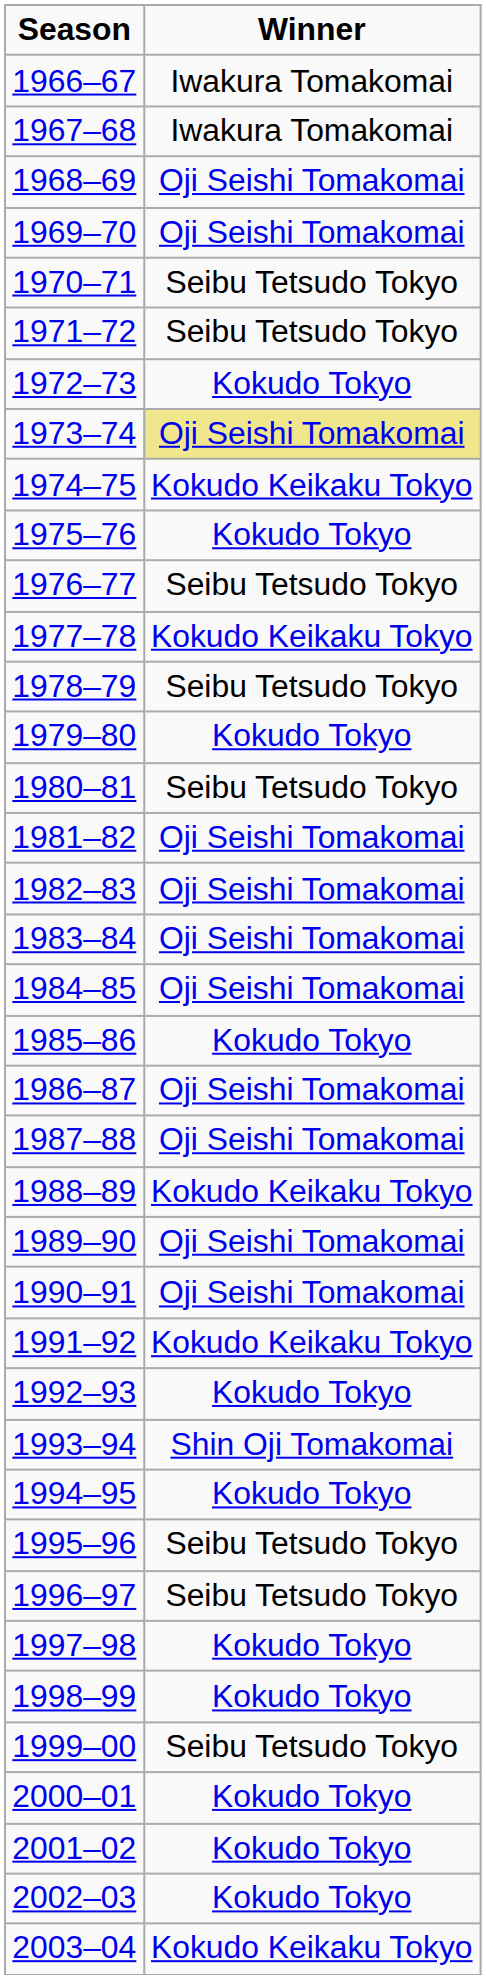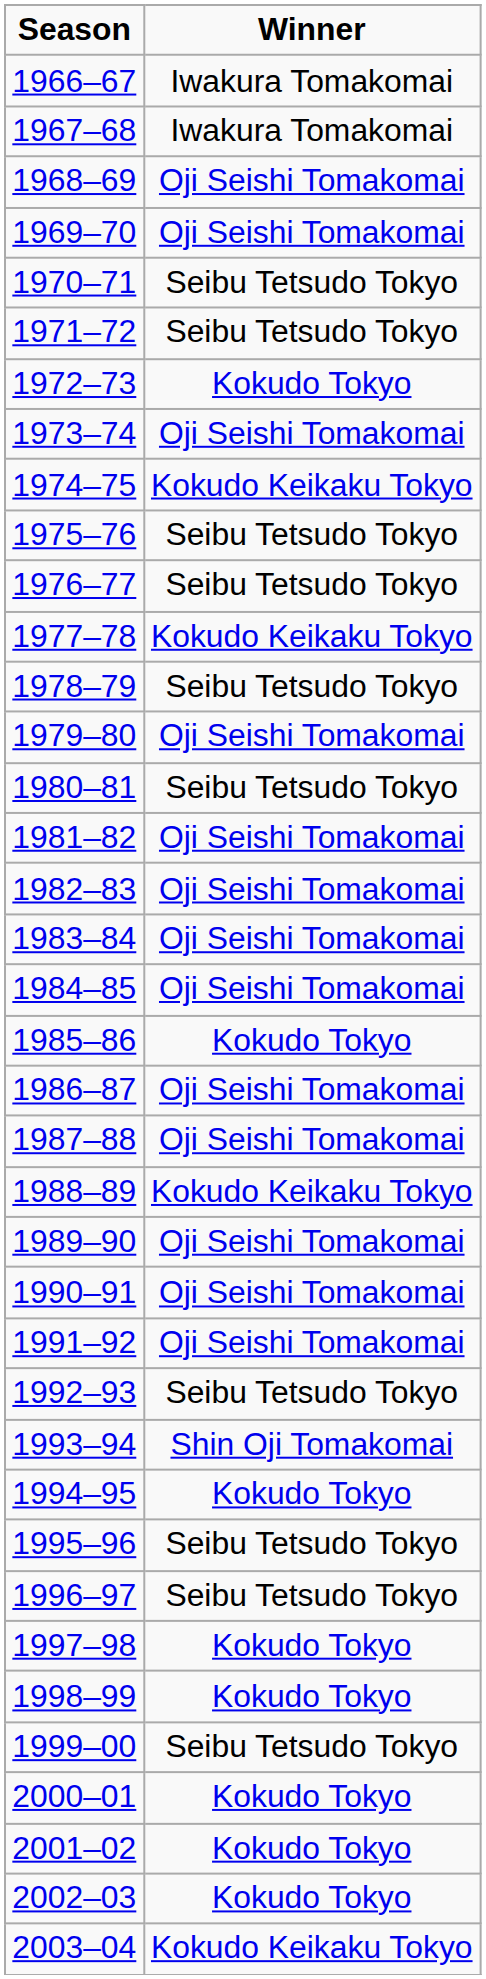(312, 433) khaki background -> (312, 433) no background
(312, 534) Kokudo Tokyo -> (312, 534) Seibu Tetsudo Tokyo
(312, 736) Kokudo Tokyo -> (312, 736) Oji Seishi Tomakomai
(312, 1342) Kokudo Keikaku Tokyo -> (312, 1342) Oji Seishi Tomakomai
(312, 1393) Kokudo Tokyo -> (312, 1393) Seibu Tetsudo Tokyo
